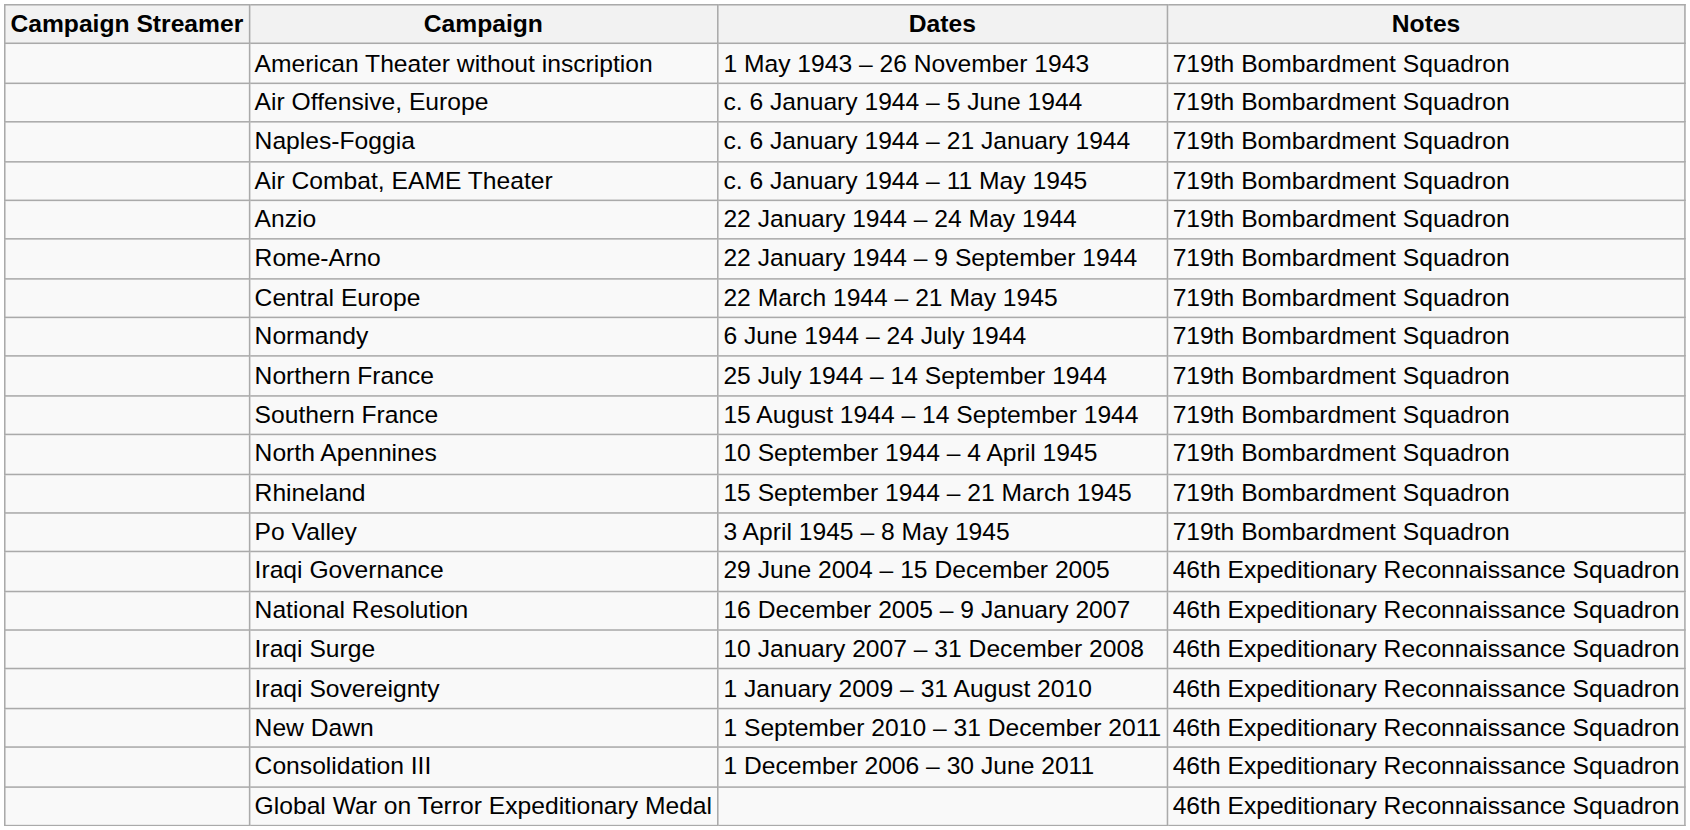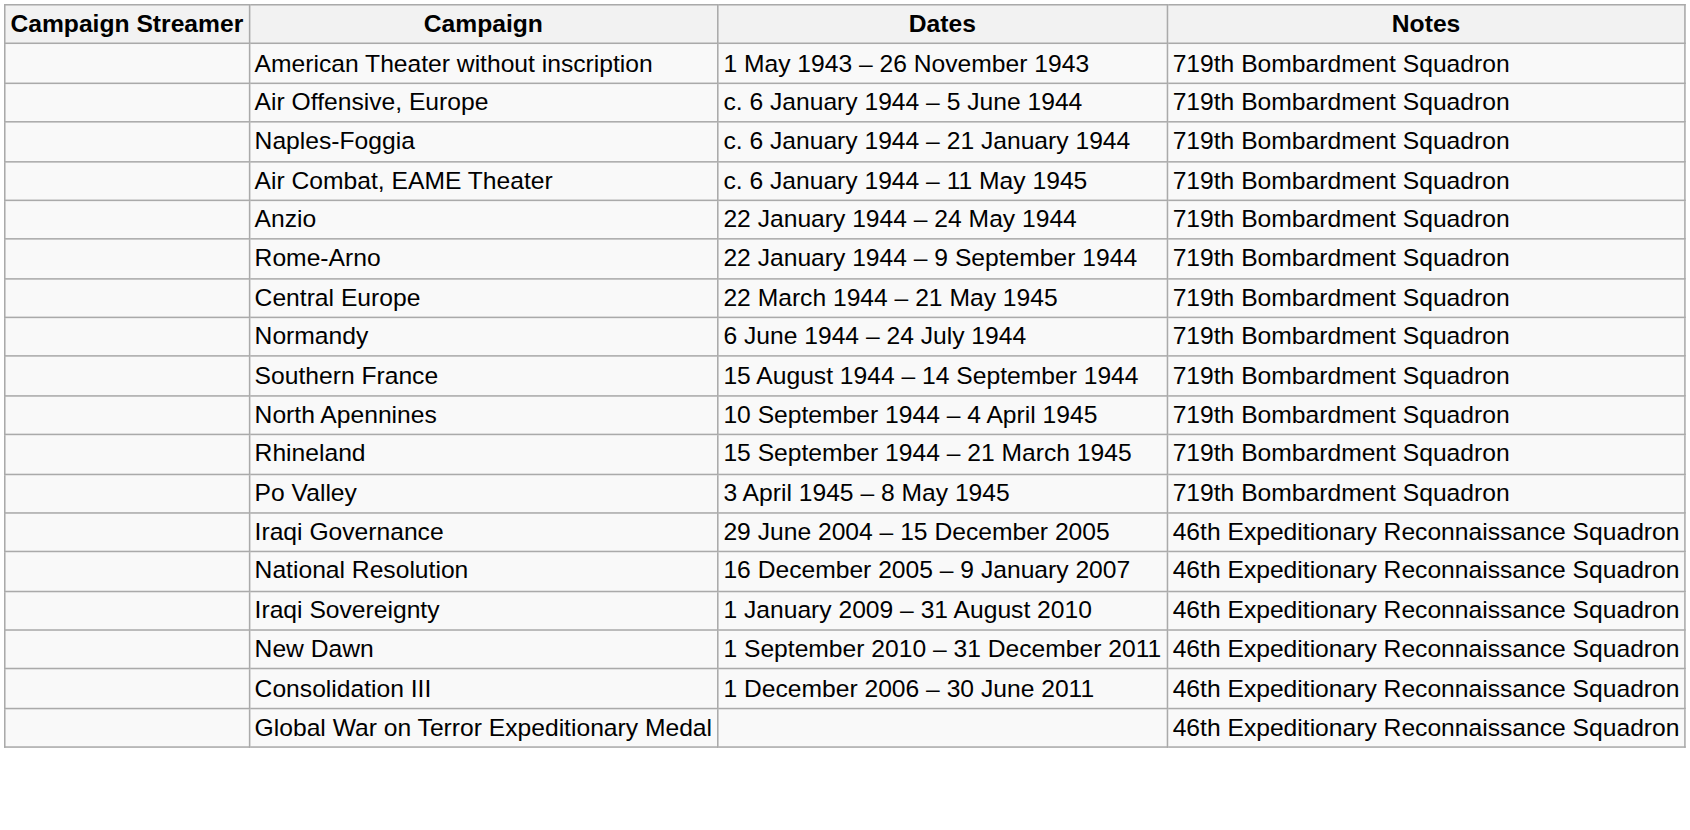- row: (344, 375)
- row: (315, 649)
